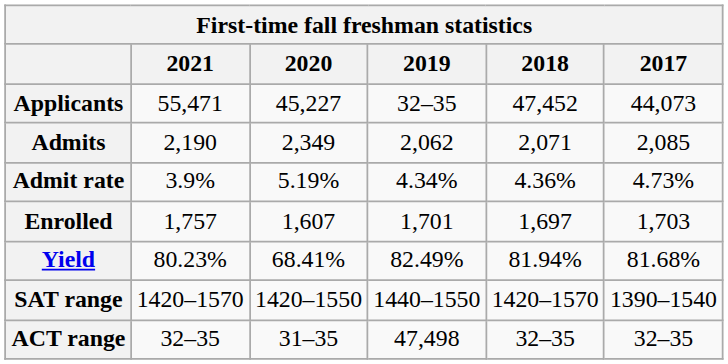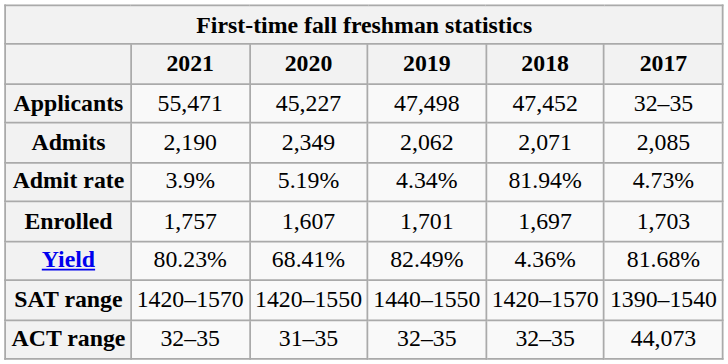(427, 103) 32–35 -> (427, 103) 47,498
(663, 103) 44,073 -> (663, 103) 32–35
(545, 181) 4.36% -> (545, 181) 81.94%
(545, 260) 81.94% -> (545, 260) 4.36%
(427, 338) 47,498 -> (427, 338) 32–35
(663, 338) 32–35 -> (663, 338) 44,073
